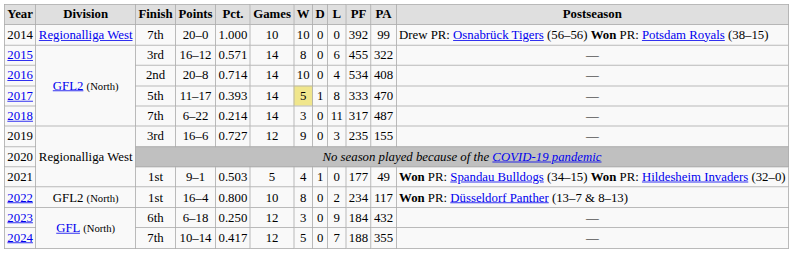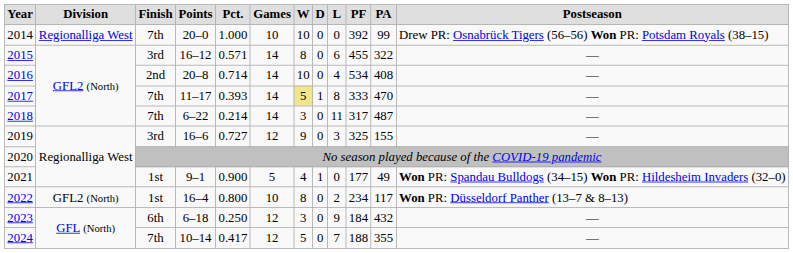(155, 95) 5th -> (155, 95) 7th
(358, 136) 235 -> (358, 136) 325
(233, 177) 0.503 -> (233, 177) 0.900
